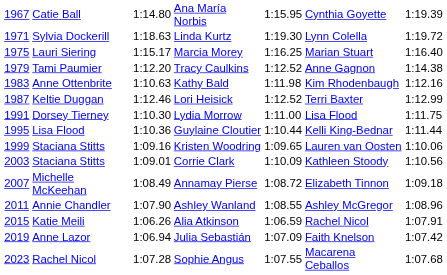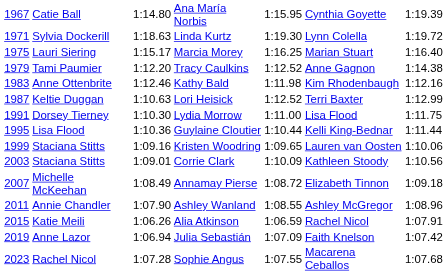(152, 83) 1:10.63 -> (152, 83) 1:12.46
(152, 99) 1:12.46 -> (152, 99) 1:10.63
